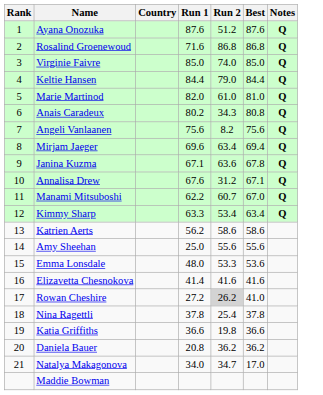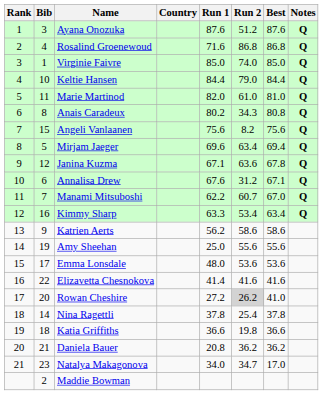+ column: (44, 12)
(227, 264) 53.3 -> (248, 264) 53.6
